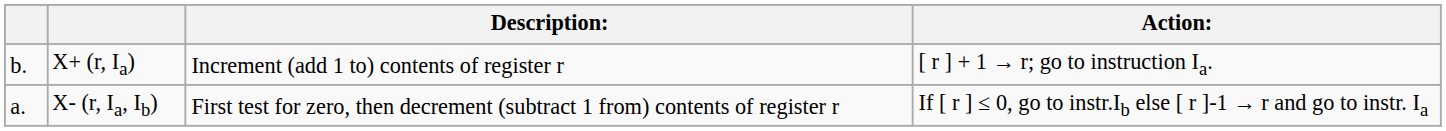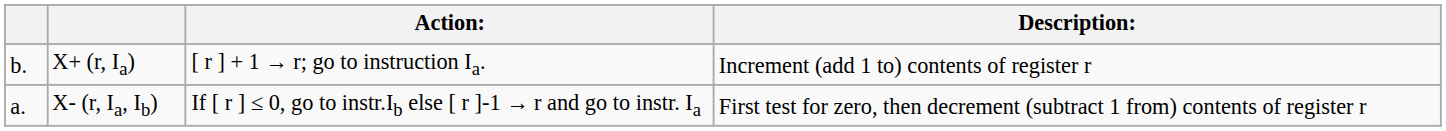columns swapped: (1177, 23) <-> (550, 23)
